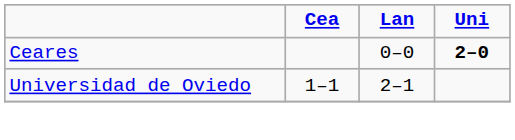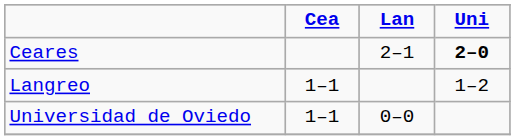(397, 53) 0–0 -> (397, 53) 2–1
+ row: (50, 85)
(397, 85) 2–1 -> (397, 117) 0–0
